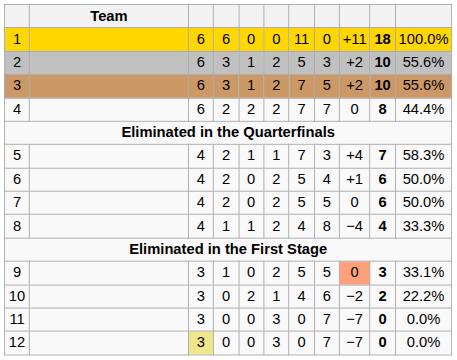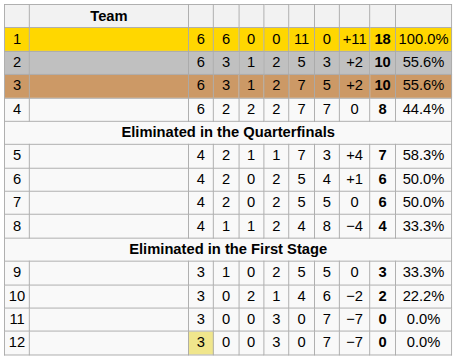(355, 272) lightsalmon background -> (355, 272) no background
(424, 272) 33.1% -> (424, 272) 33.3%
